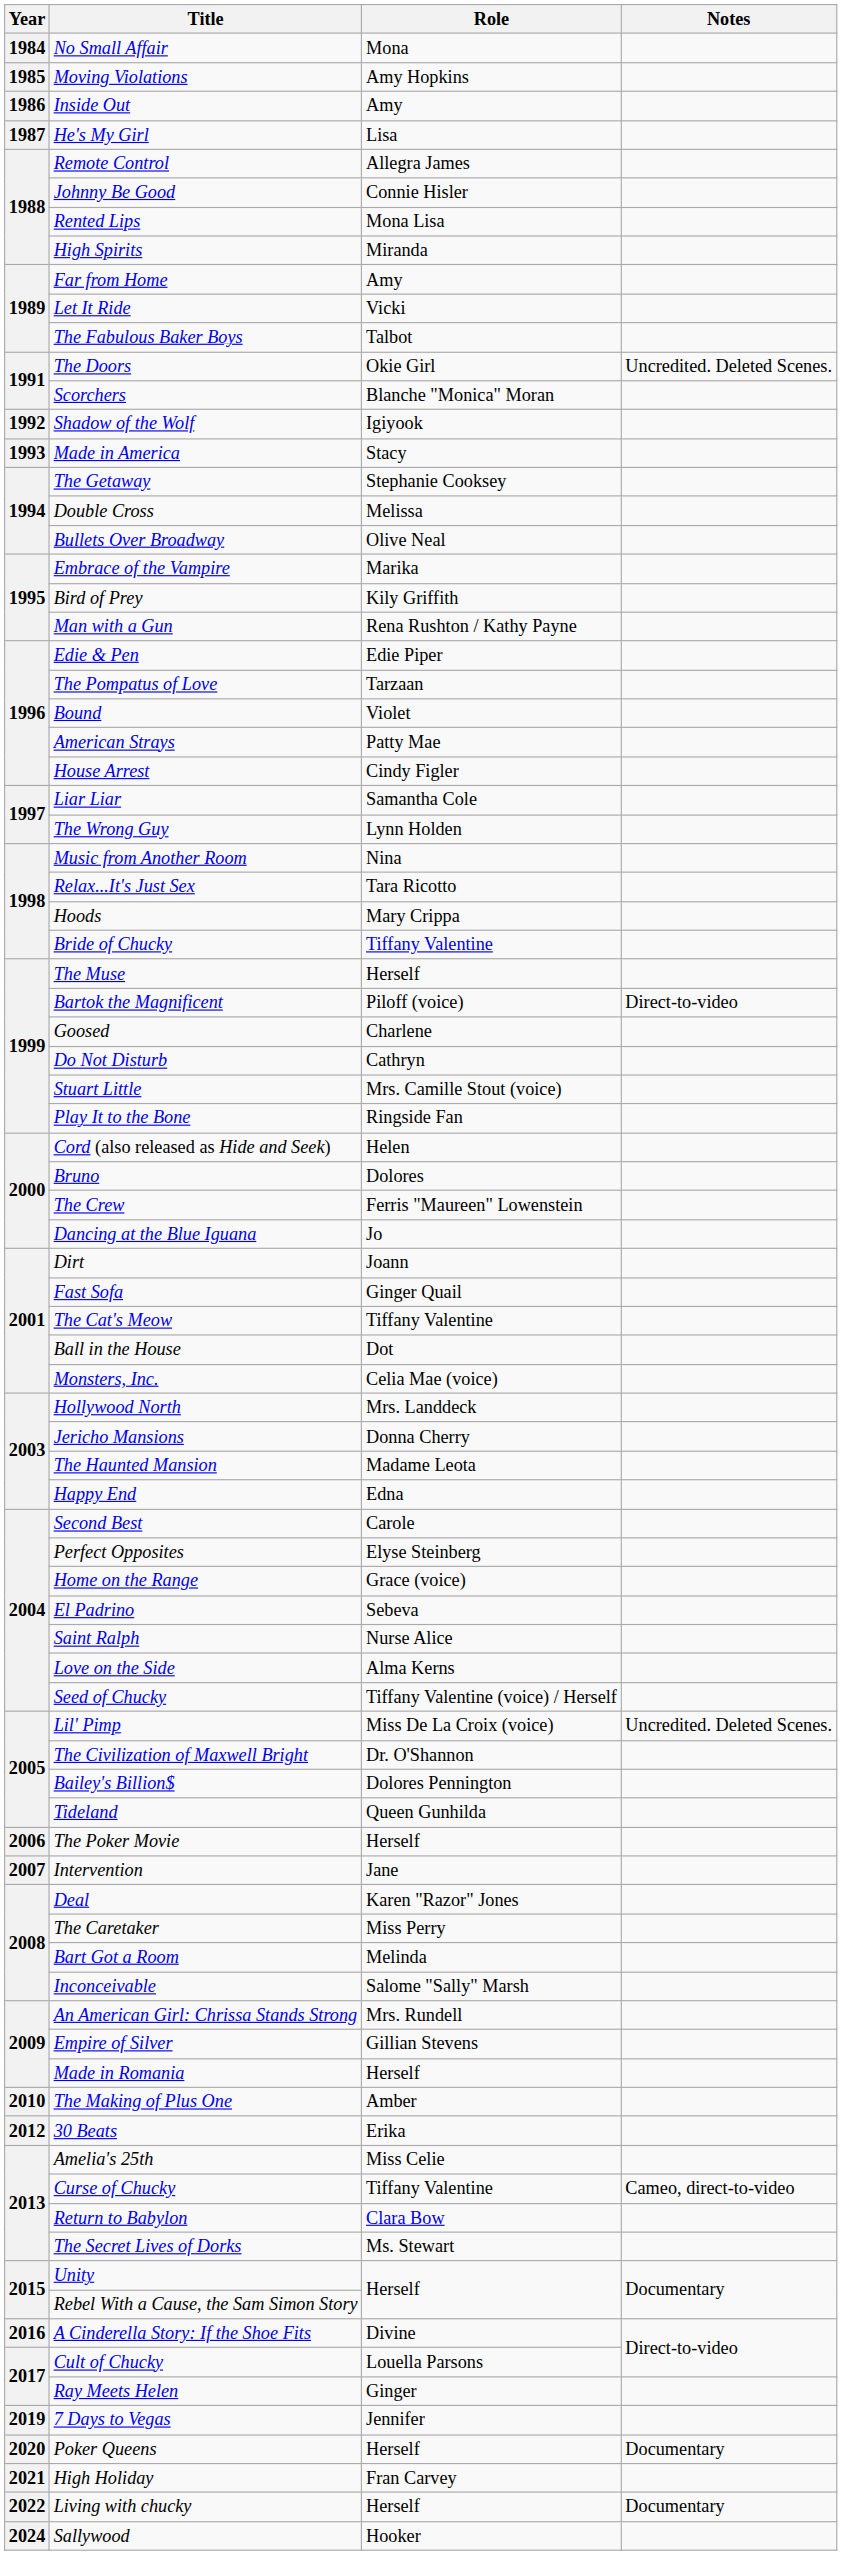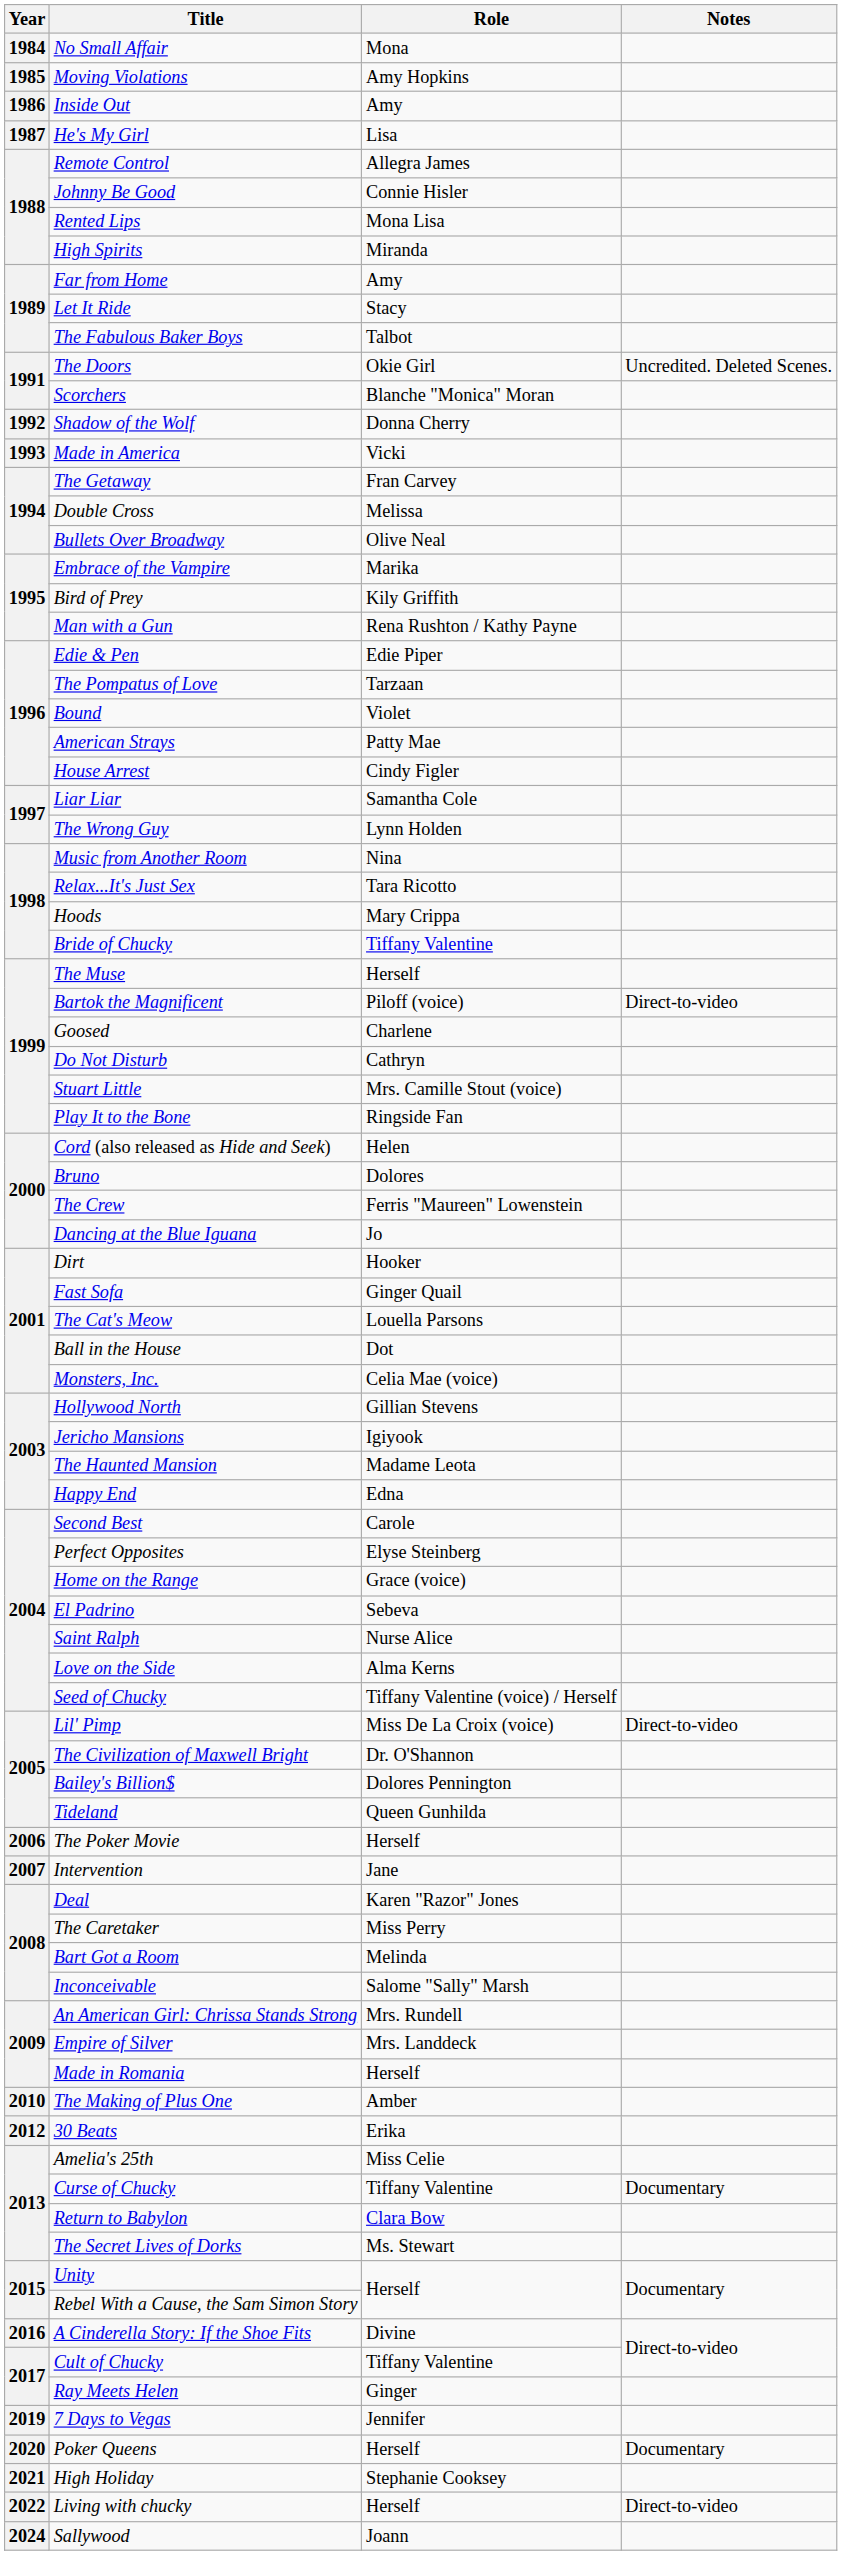(386, 308) Vicki -> (386, 308) Stacy
(394, 423) Igiyook -> (418, 423) Donna Cherry
(386, 452) Stacy -> (386, 452) Vicki
(436, 481) Stephanie Cooksey -> (411, 481) Fran Carvey
(387, 1262) Joann -> (393, 1262) Hooker
(429, 1320) Tiffany Valentine -> (425, 1320) Louella Parsons
(421, 1407) Mrs. Landdeck -> (422, 1407) Gillian Stevens
(418, 1436) Donna Cherry -> (394, 1436) Igiyook
(729, 1725) Uncredited. Deleted Scenes. -> (682, 1725) Direct-to-video
(422, 2043) Gillian Stevens -> (421, 2043) Mrs. Landdeck
(710, 2188) Cameo, direct-to-video -> (675, 2188) Documentary
(425, 2362) Louella Parsons -> (429, 2362) Tiffany Valentine
(411, 2477) Fran Carvey -> (436, 2477) Stephanie Cooksey
(675, 2506) Documentary -> (682, 2506) Direct-to-video
(393, 2535) Hooker -> (387, 2535) Joann
